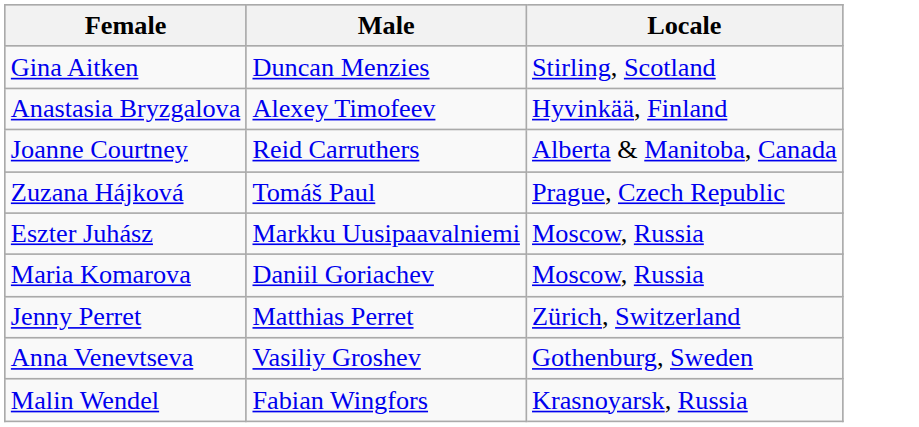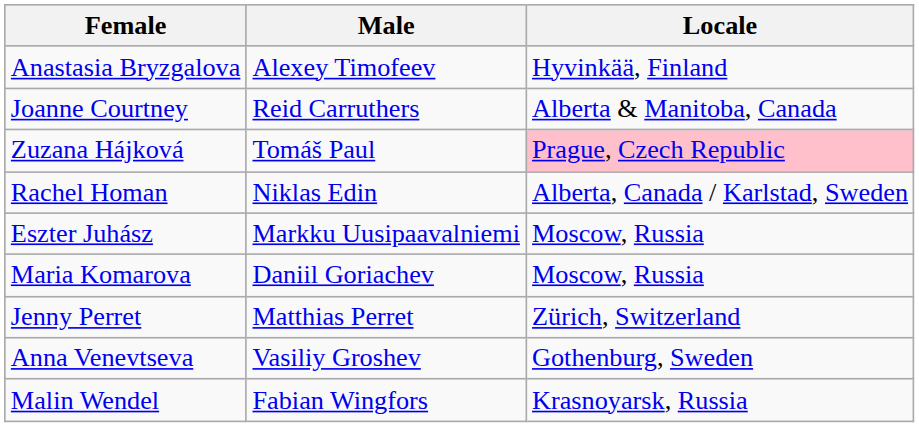- row: (75, 66)
(658, 191) no background -> (658, 150) pink background
+ row: (89, 191)
